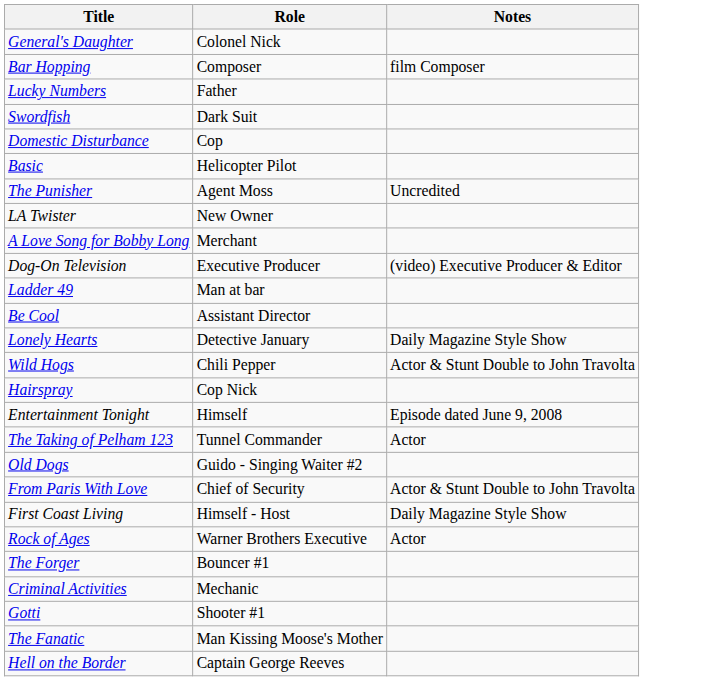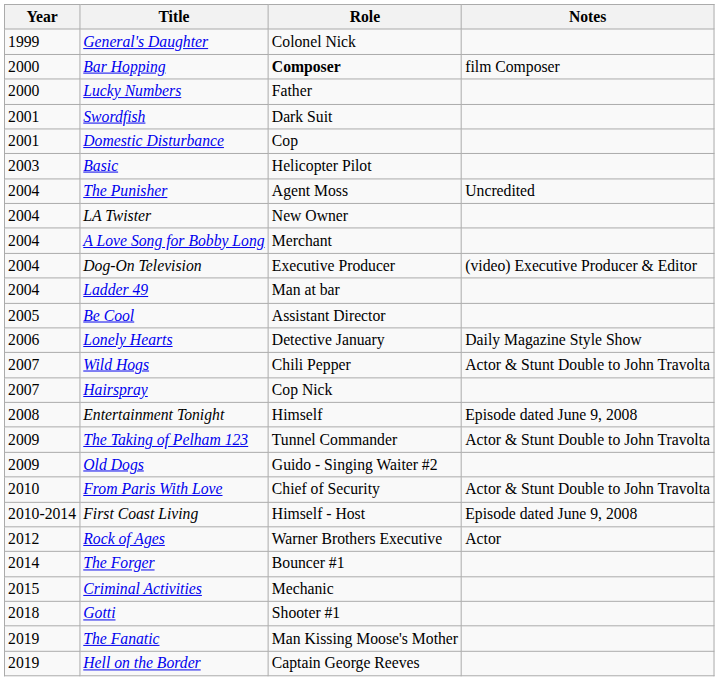+ column: (42, 16)
(229, 66) normal -> (306, 66) bold
(408, 439) Actor -> (588, 439) Actor & Stunt Double to John Travolta
(478, 514) Daily Magazine Style Show -> (551, 514) Episode dated June 9, 2008
